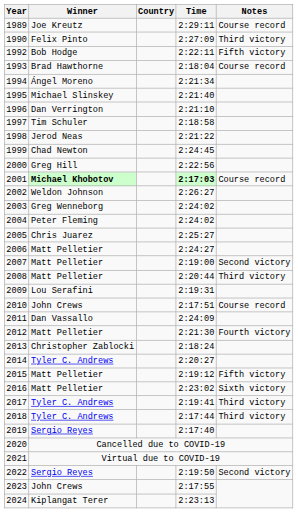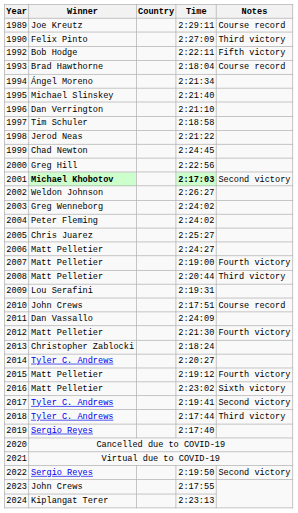(252, 179) Course record -> (254, 179) Second victory
(254, 263) Second victory -> (254, 263) Fourth victory
(252, 375) Fifth victory -> (254, 375) Fourth victory
(252, 403) Third victory -> (254, 403) Second victory
